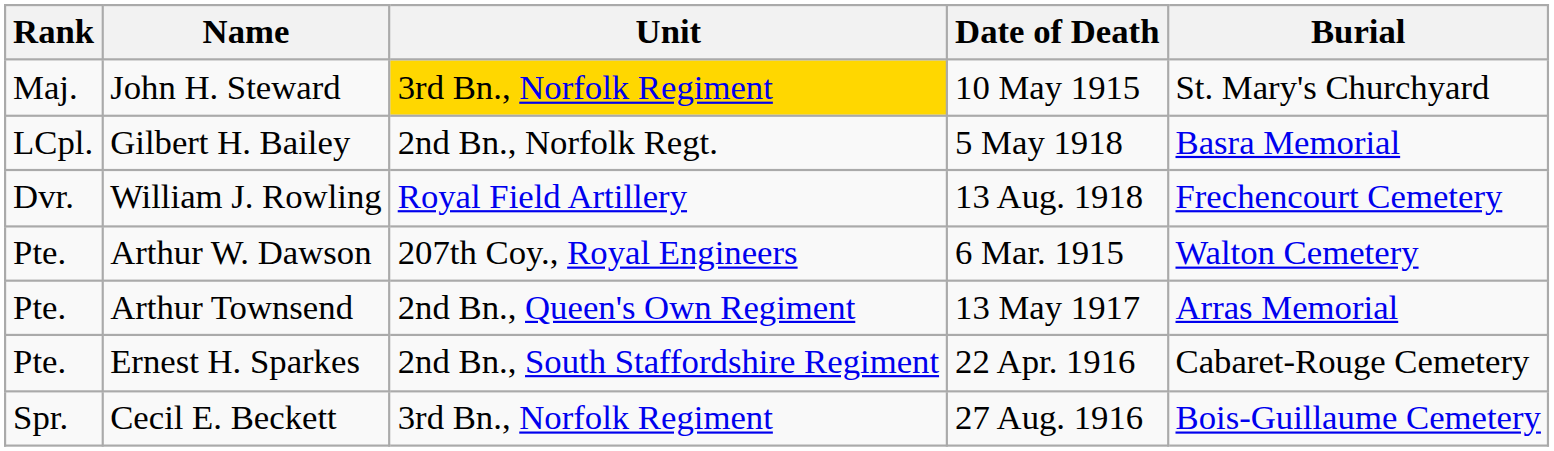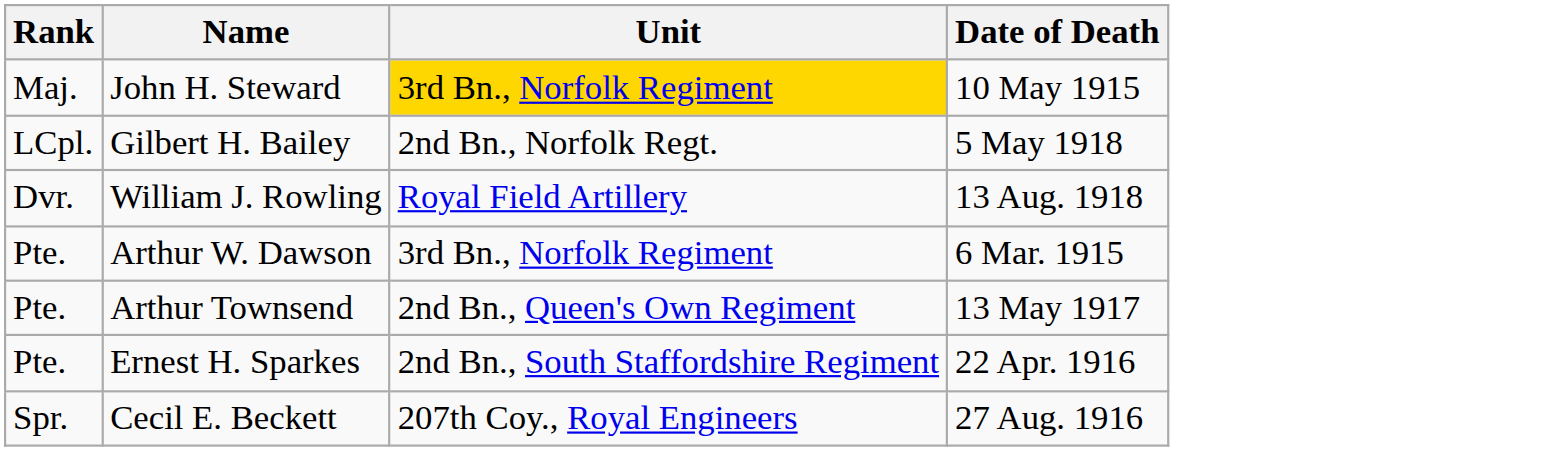- column: (1358, 32)
(598, 252) 207th Coy., Royal Engineers -> (585, 252) 3rd Bn., Norfolk Regiment
(585, 417) 3rd Bn., Norfolk Regiment -> (598, 417) 207th Coy., Royal Engineers
